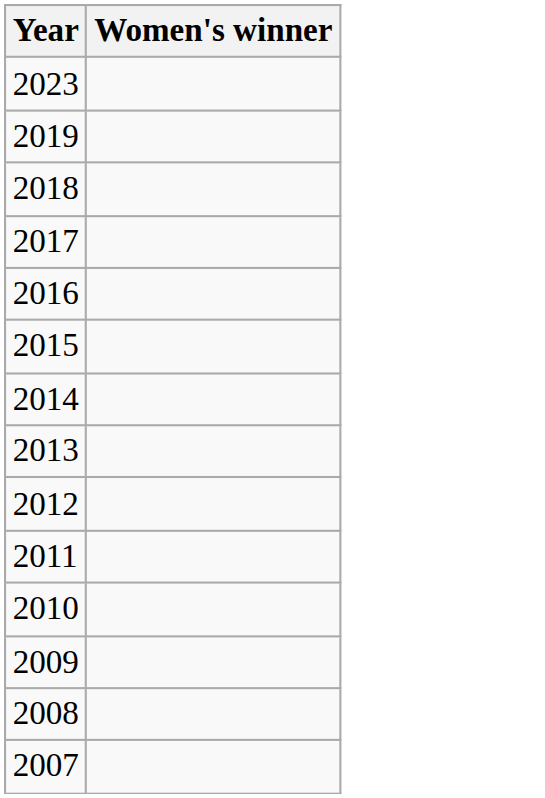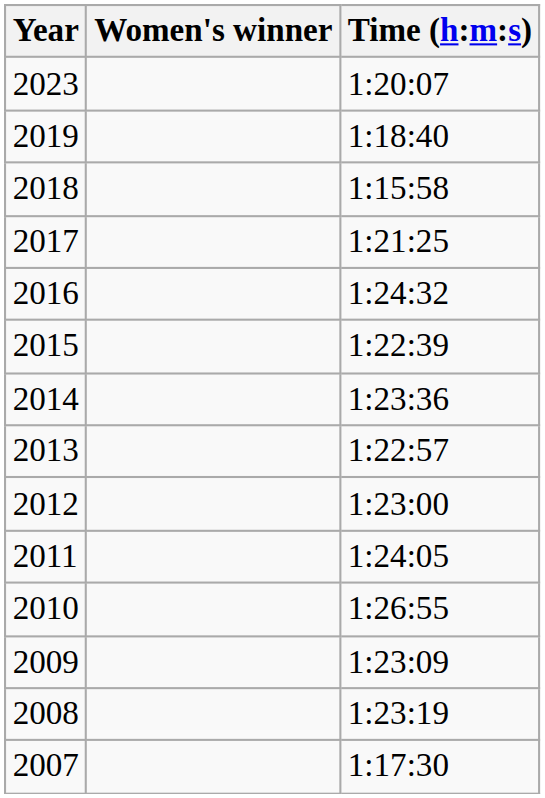+ column: (440, 30)
